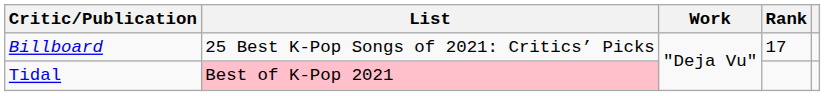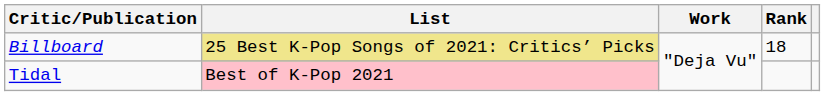(430, 47) no background -> (430, 47) khaki background
(776, 47) 17 -> (776, 47) 18
